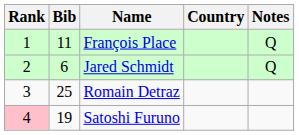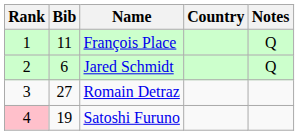(64, 92) 25 -> (64, 92) 27
